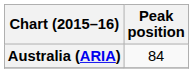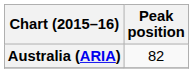(156, 56) 84 -> (156, 56) 82
